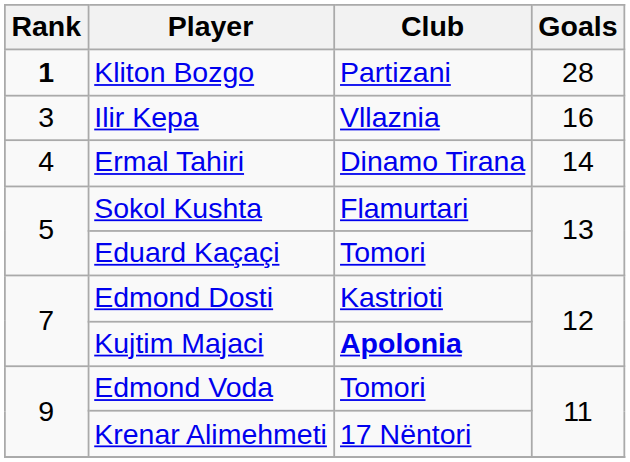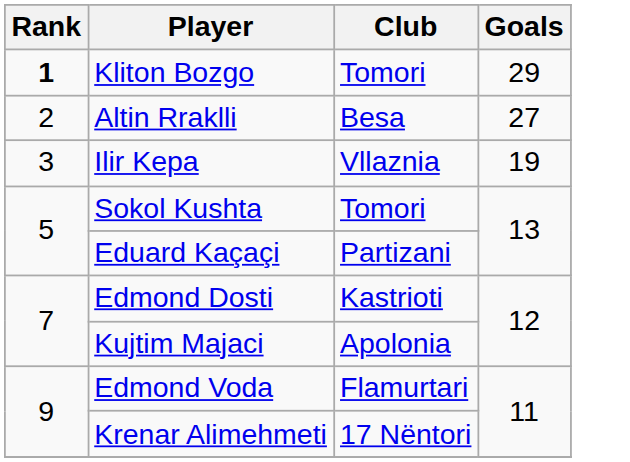(395, 72) Partizani -> (383, 72) Tomori
(578, 72) 28 -> (524, 72) 29
+ row: (165, 117)
(578, 117) 16 -> (524, 162) 19
- row: (169, 162)
(404, 207) Flamurtari -> (383, 207) Tomori
(383, 252) Tomori -> (395, 252) Partizani
(401, 343) bold -> (395, 343) normal
(383, 388) Tomori -> (404, 388) Flamurtari
